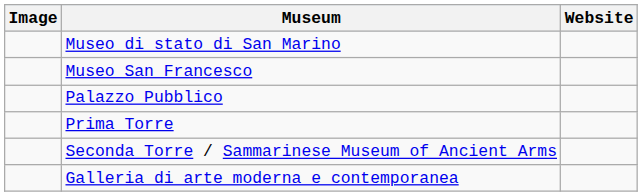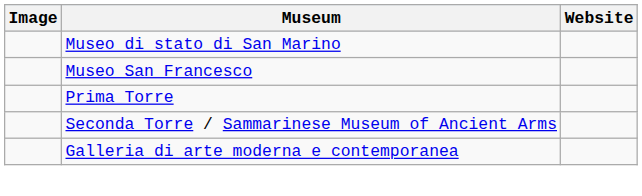- row: (144, 98)
